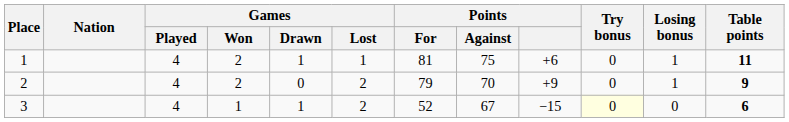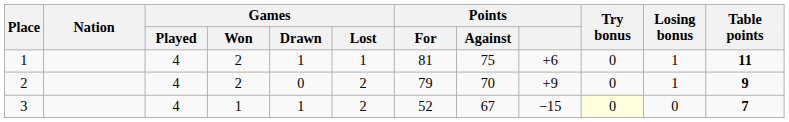(745, 106) 6 -> (745, 106) 7
